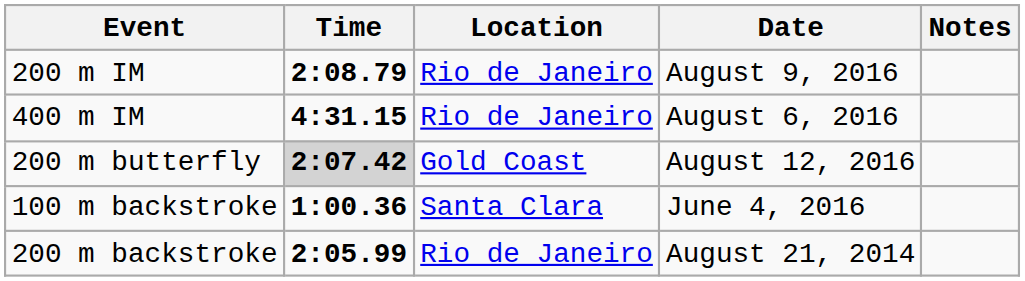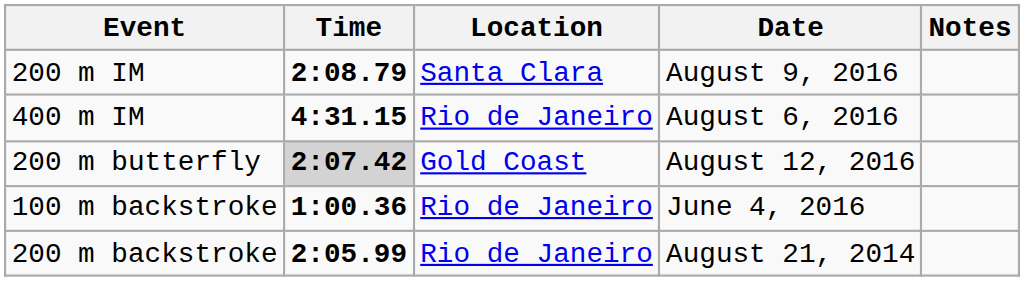(537, 73) Rio de Janeiro -> (512, 73) Santa Clara
(512, 208) Santa Clara -> (537, 208) Rio de Janeiro
